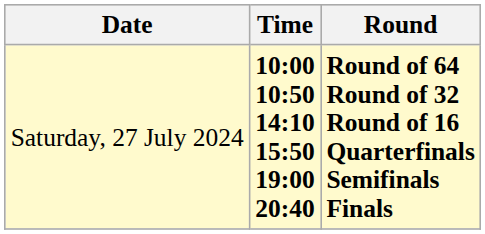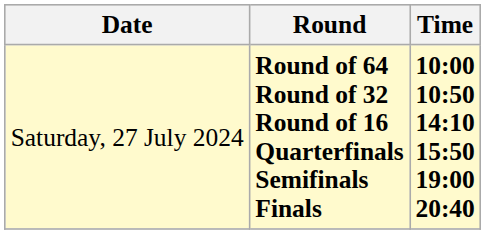columns swapped: (285, 24) <-> (401, 24)
